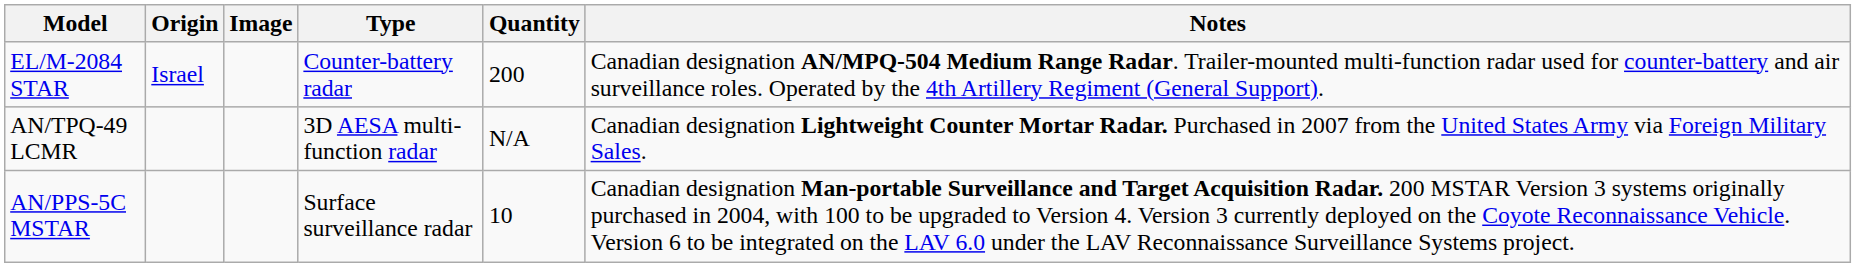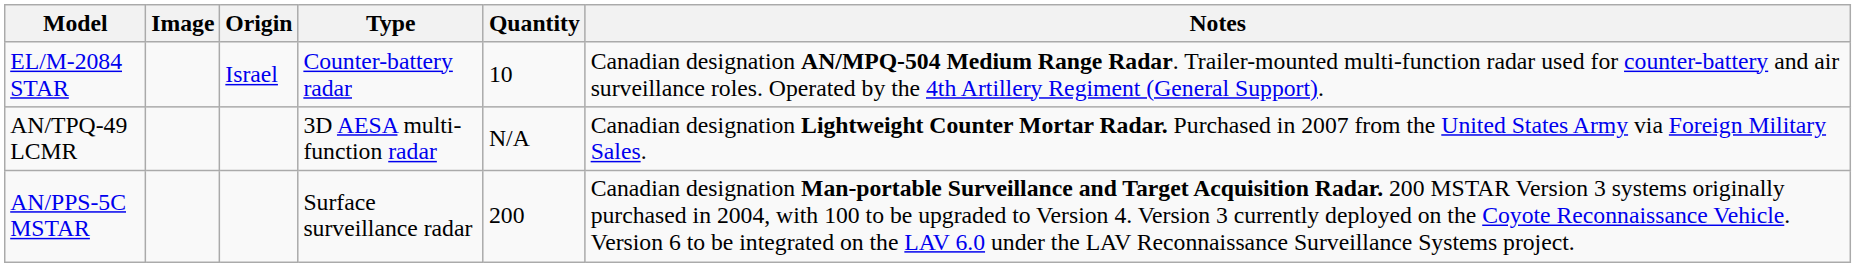columns swapped: (261, 23) <-> (185, 23)
(507, 74) 200 -> (501, 74) 10
(501, 215) 10 -> (507, 215) 200
